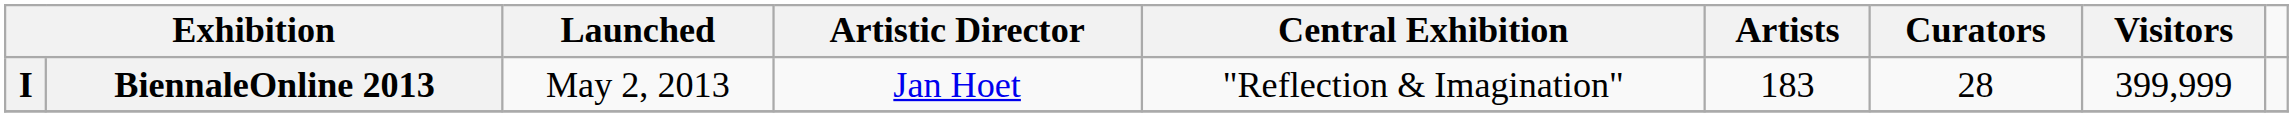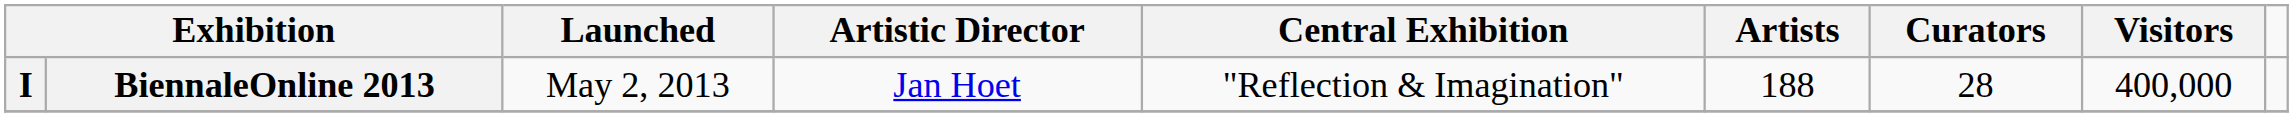(1787, 83) 183 -> (1787, 83) 188
(2174, 83) 399,999 -> (2174, 83) 400,000
